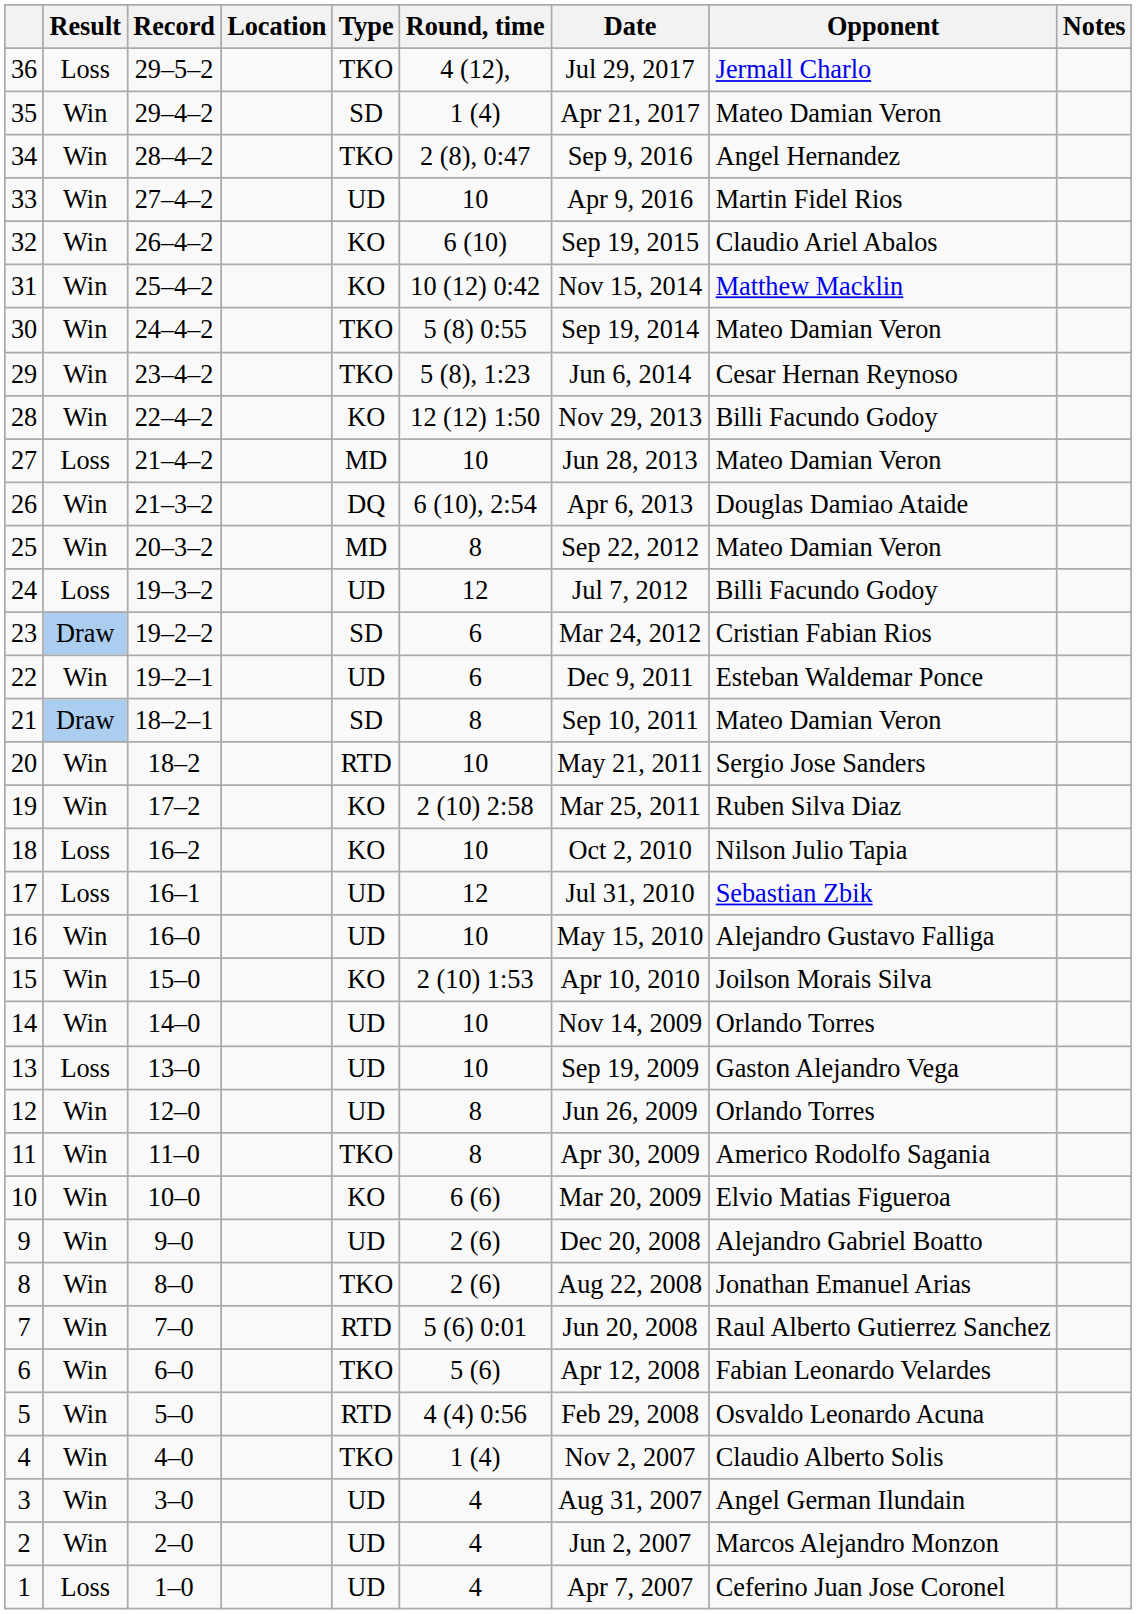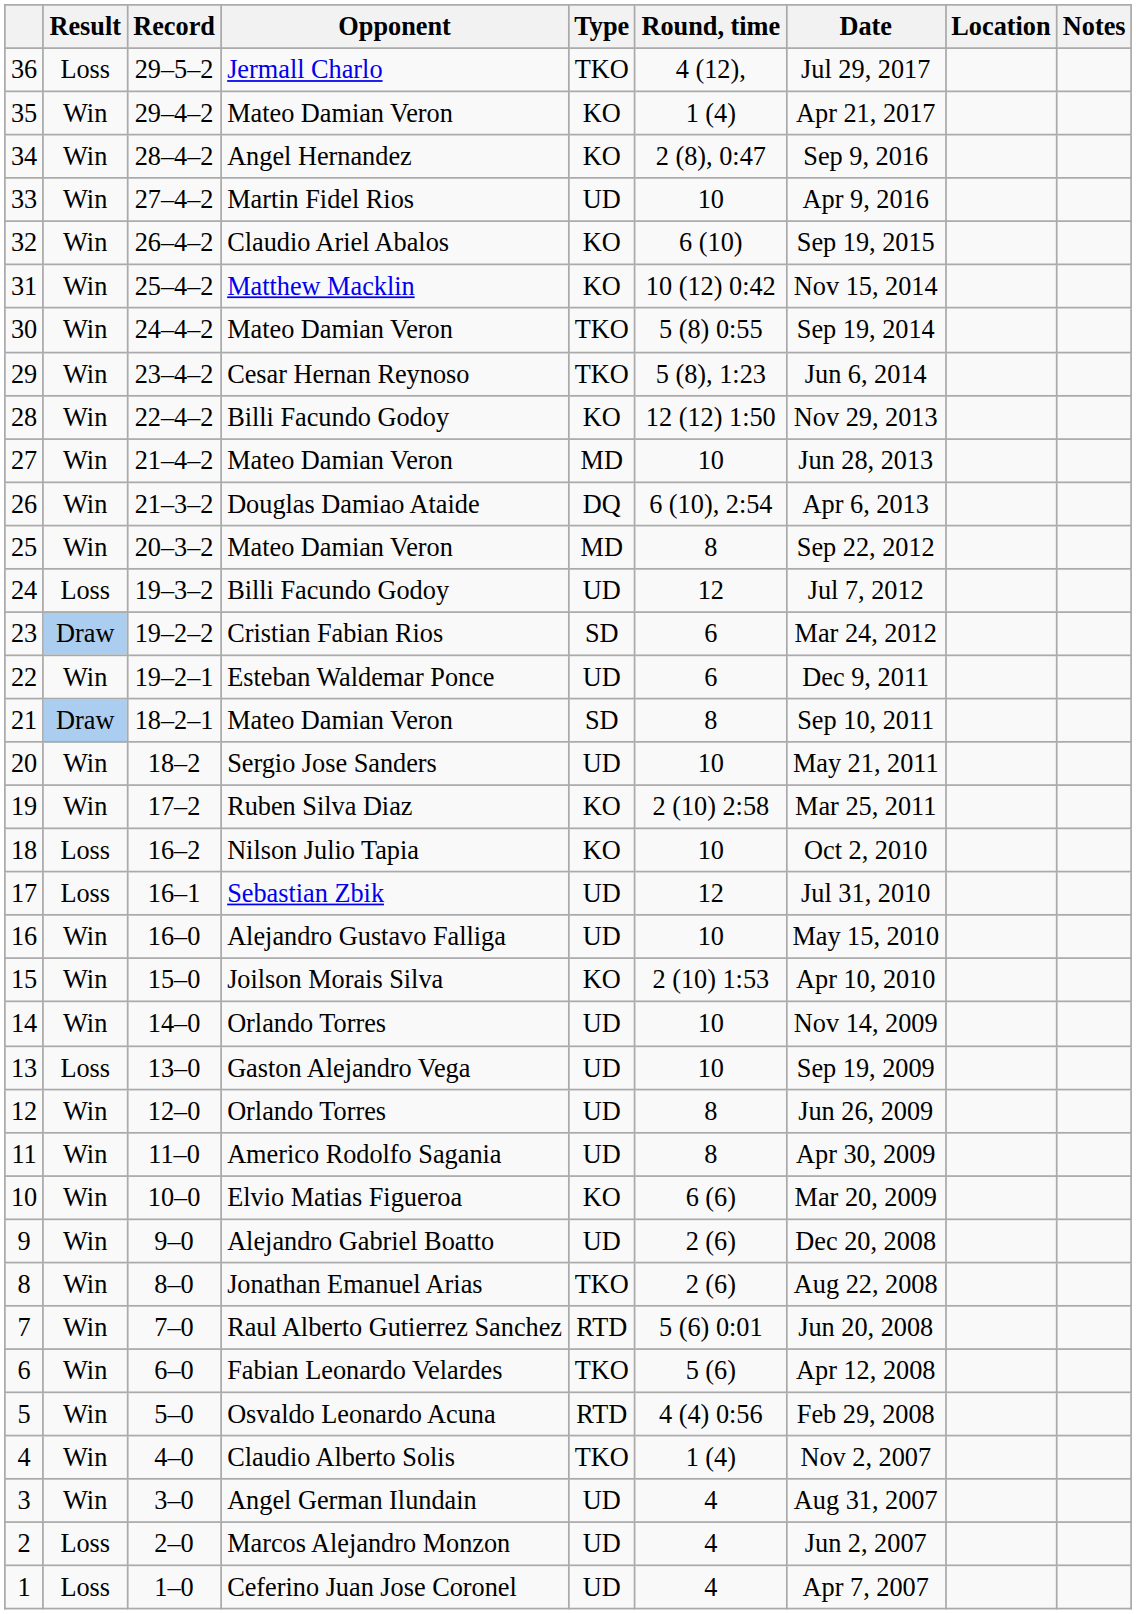columns swapped: (883, 26) <-> (277, 26)
(366, 113) SD -> (602, 113) KO
(366, 156) TKO -> (602, 156) KO
(85, 459) Loss -> (85, 459) Win
(366, 763) RTD -> (602, 763) UD
(366, 1153) TKO -> (602, 1153) UD
(85, 1543) Win -> (85, 1543) Loss
